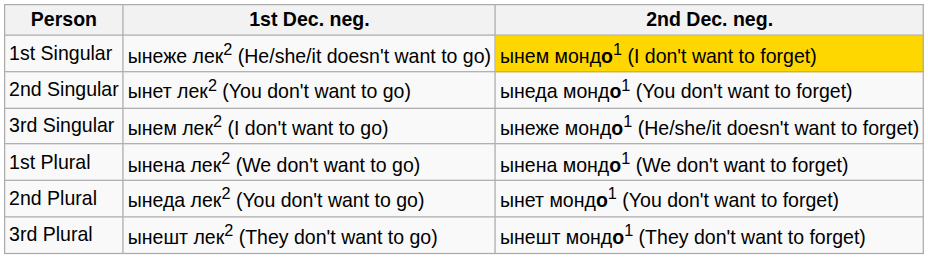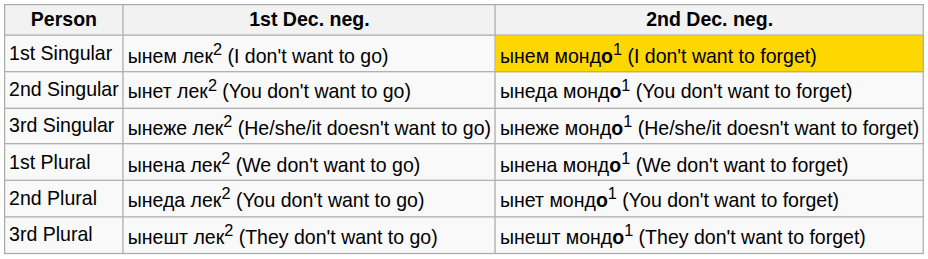(309, 53) ынеже лек2 (He/she/it doesn't want to go) -> (258, 53) ынем лек2 (I don't want to go)
(258, 126) ынем лек2 (I don't want to go) -> (309, 126) ынеже лек2 (He/she/it doesn't want to go)
